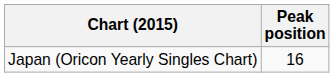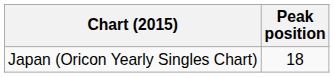(295, 59) 16 -> (295, 59) 18
